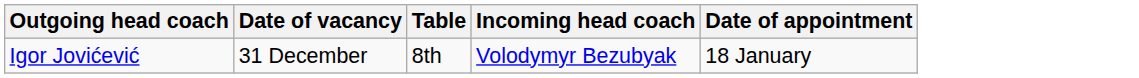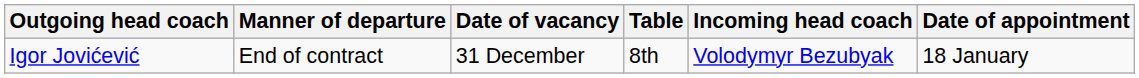+ column: (342, 21)
